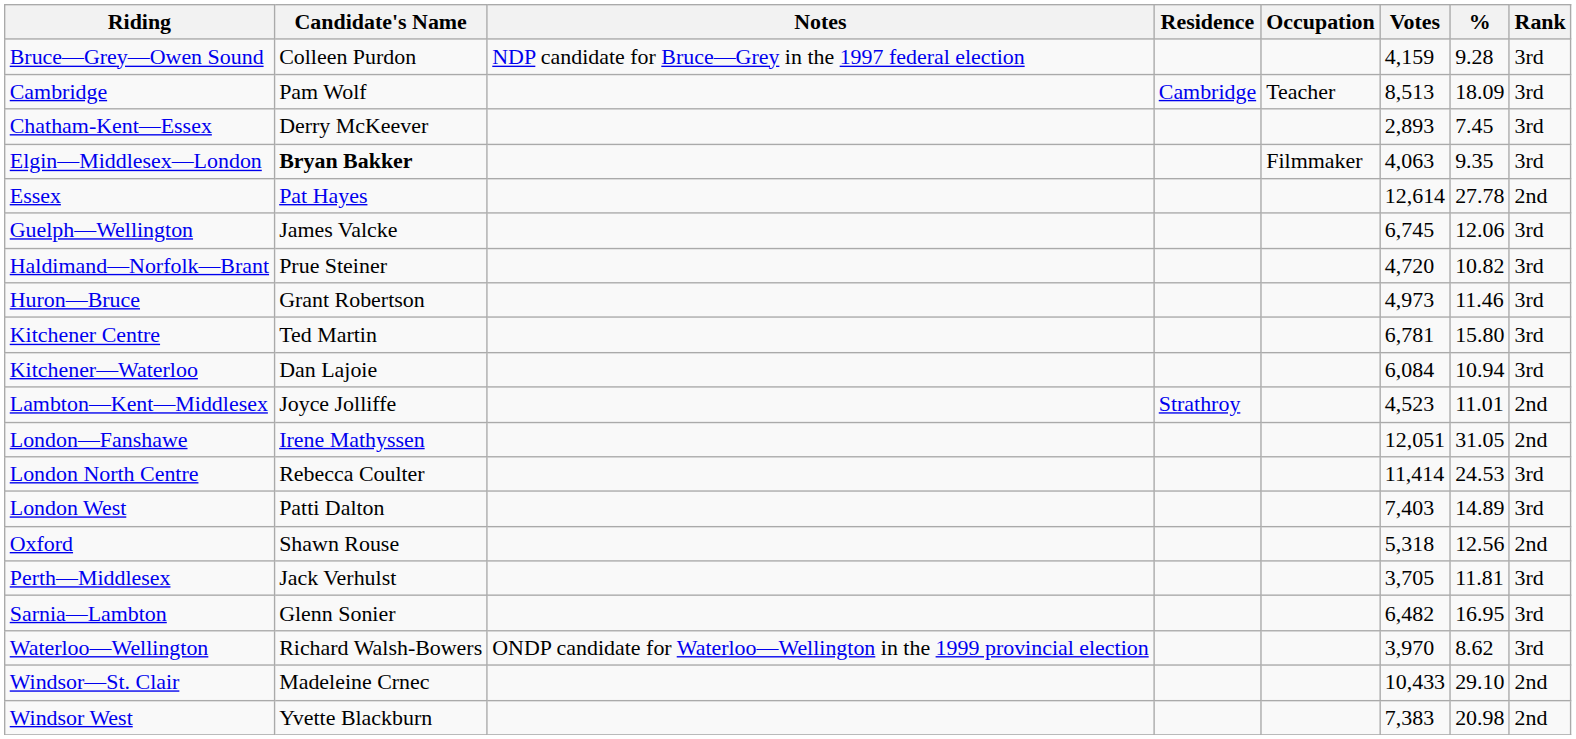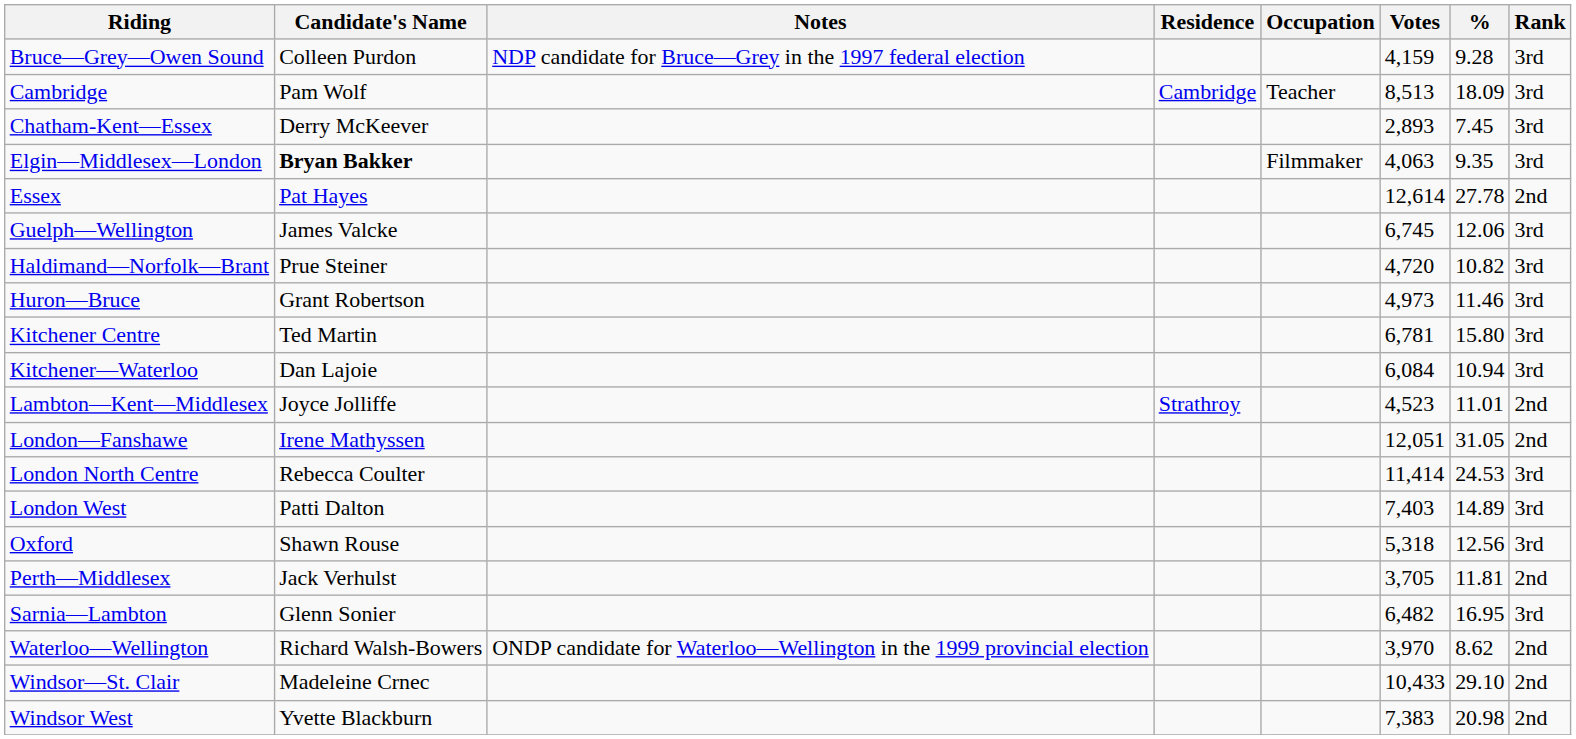(1531, 543) 2nd -> (1529, 543) 3rd
(1529, 578) 3rd -> (1531, 578) 2nd
(1529, 647) 3rd -> (1531, 647) 2nd
